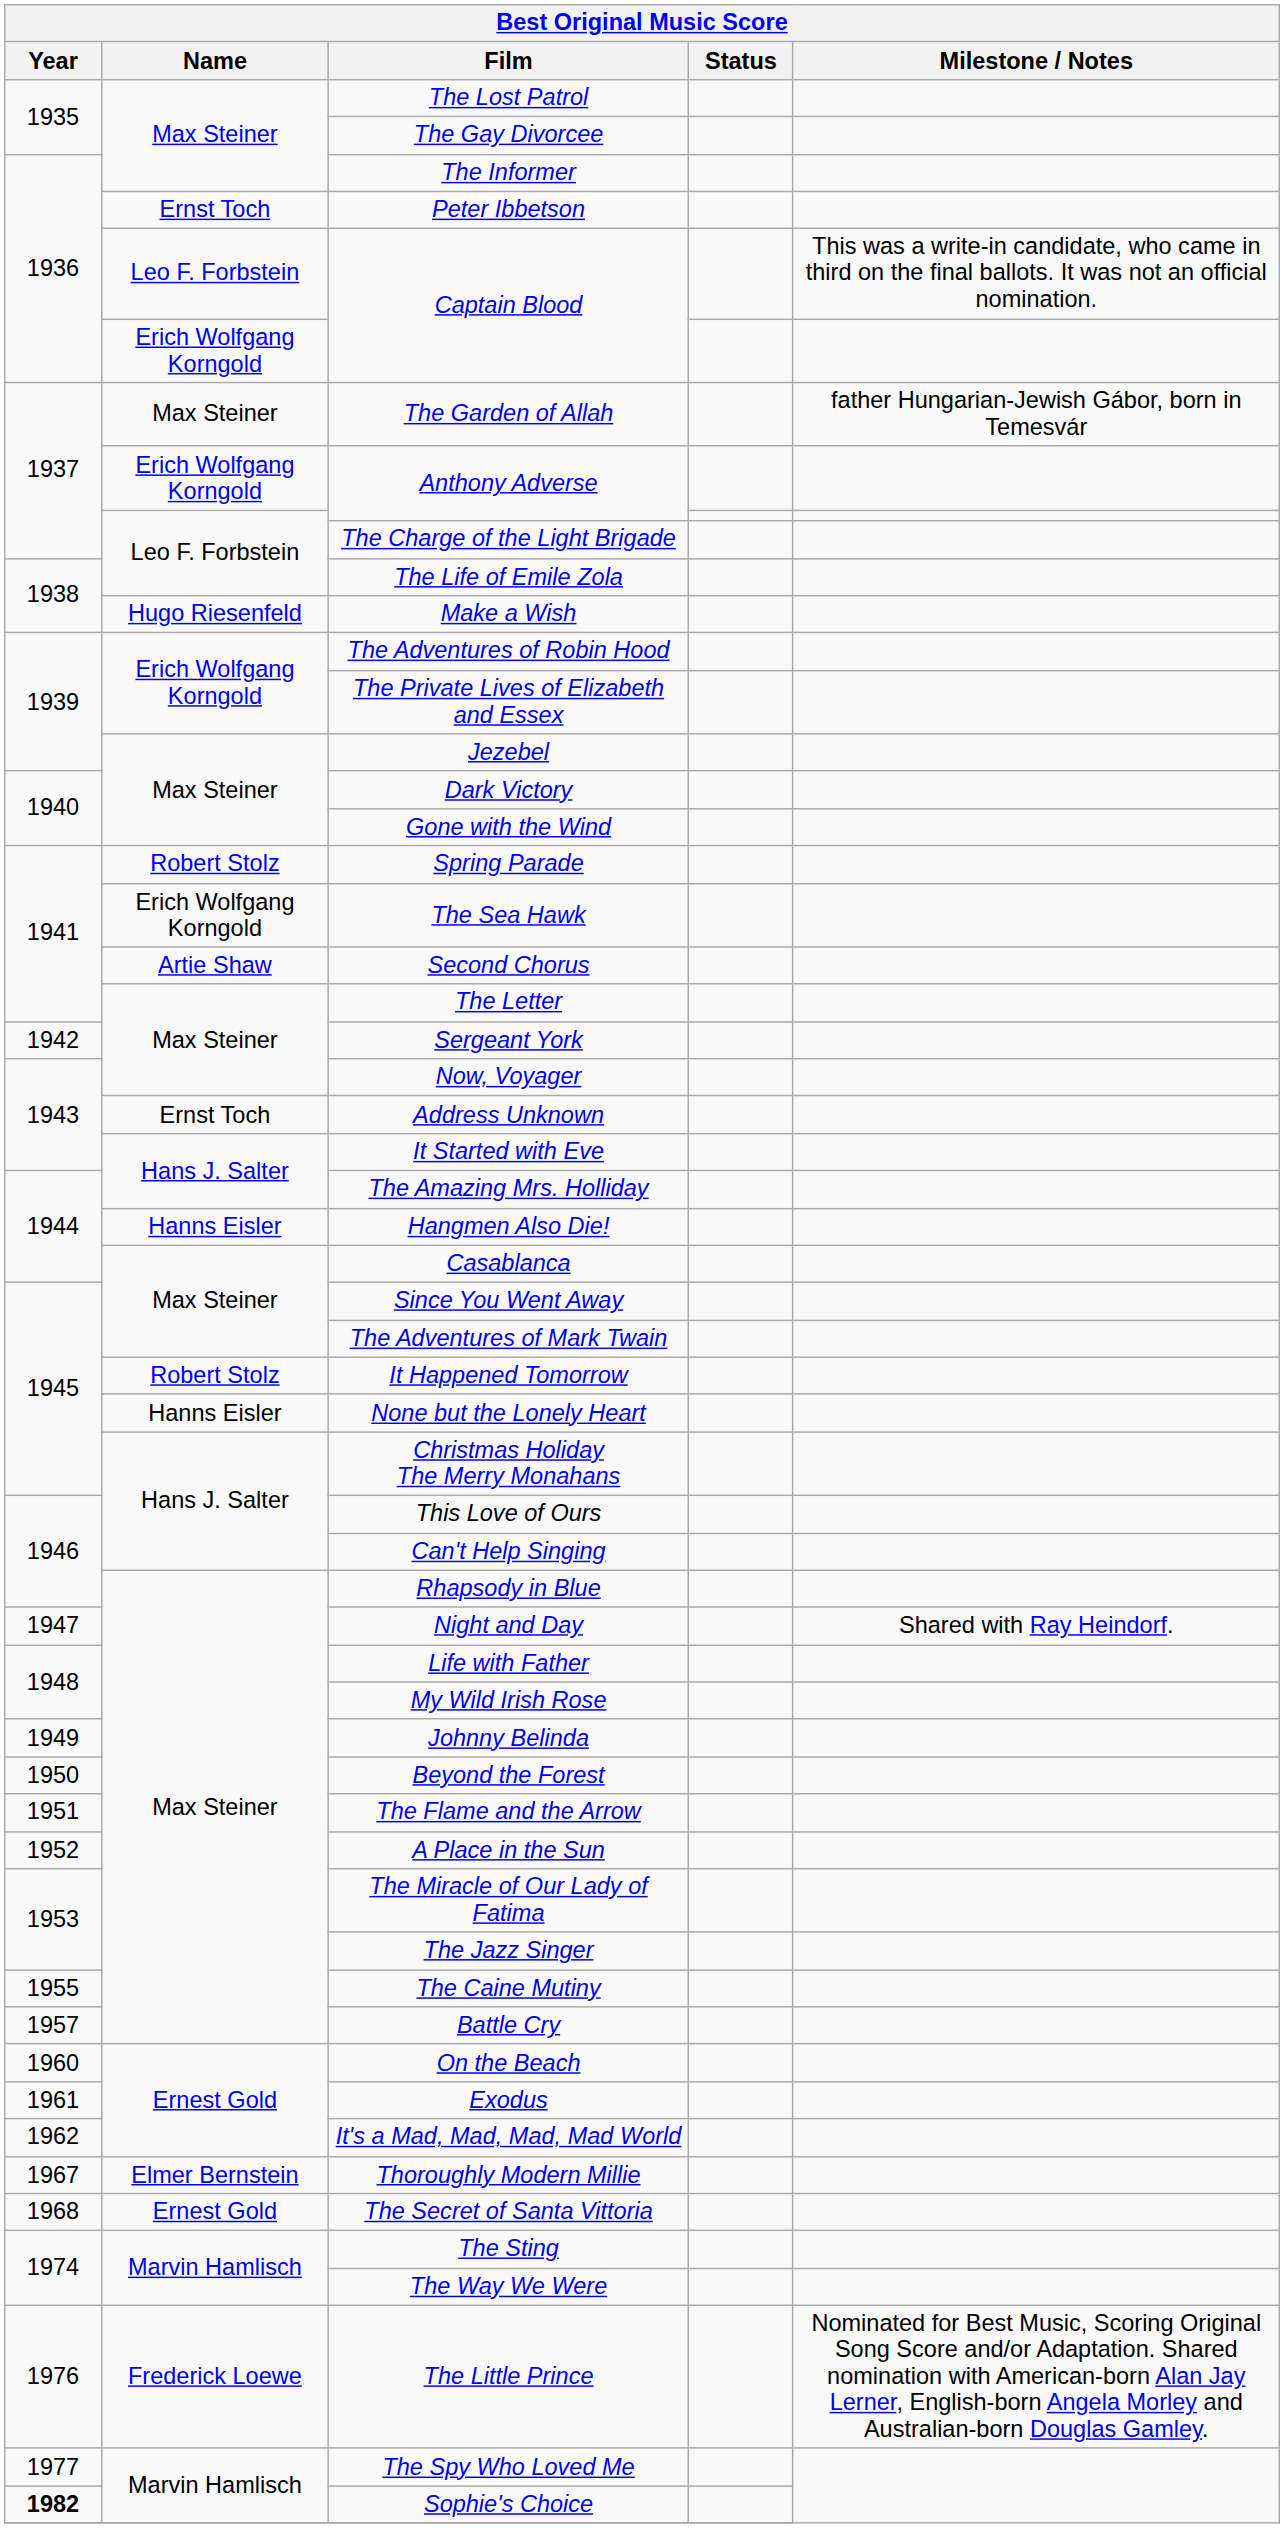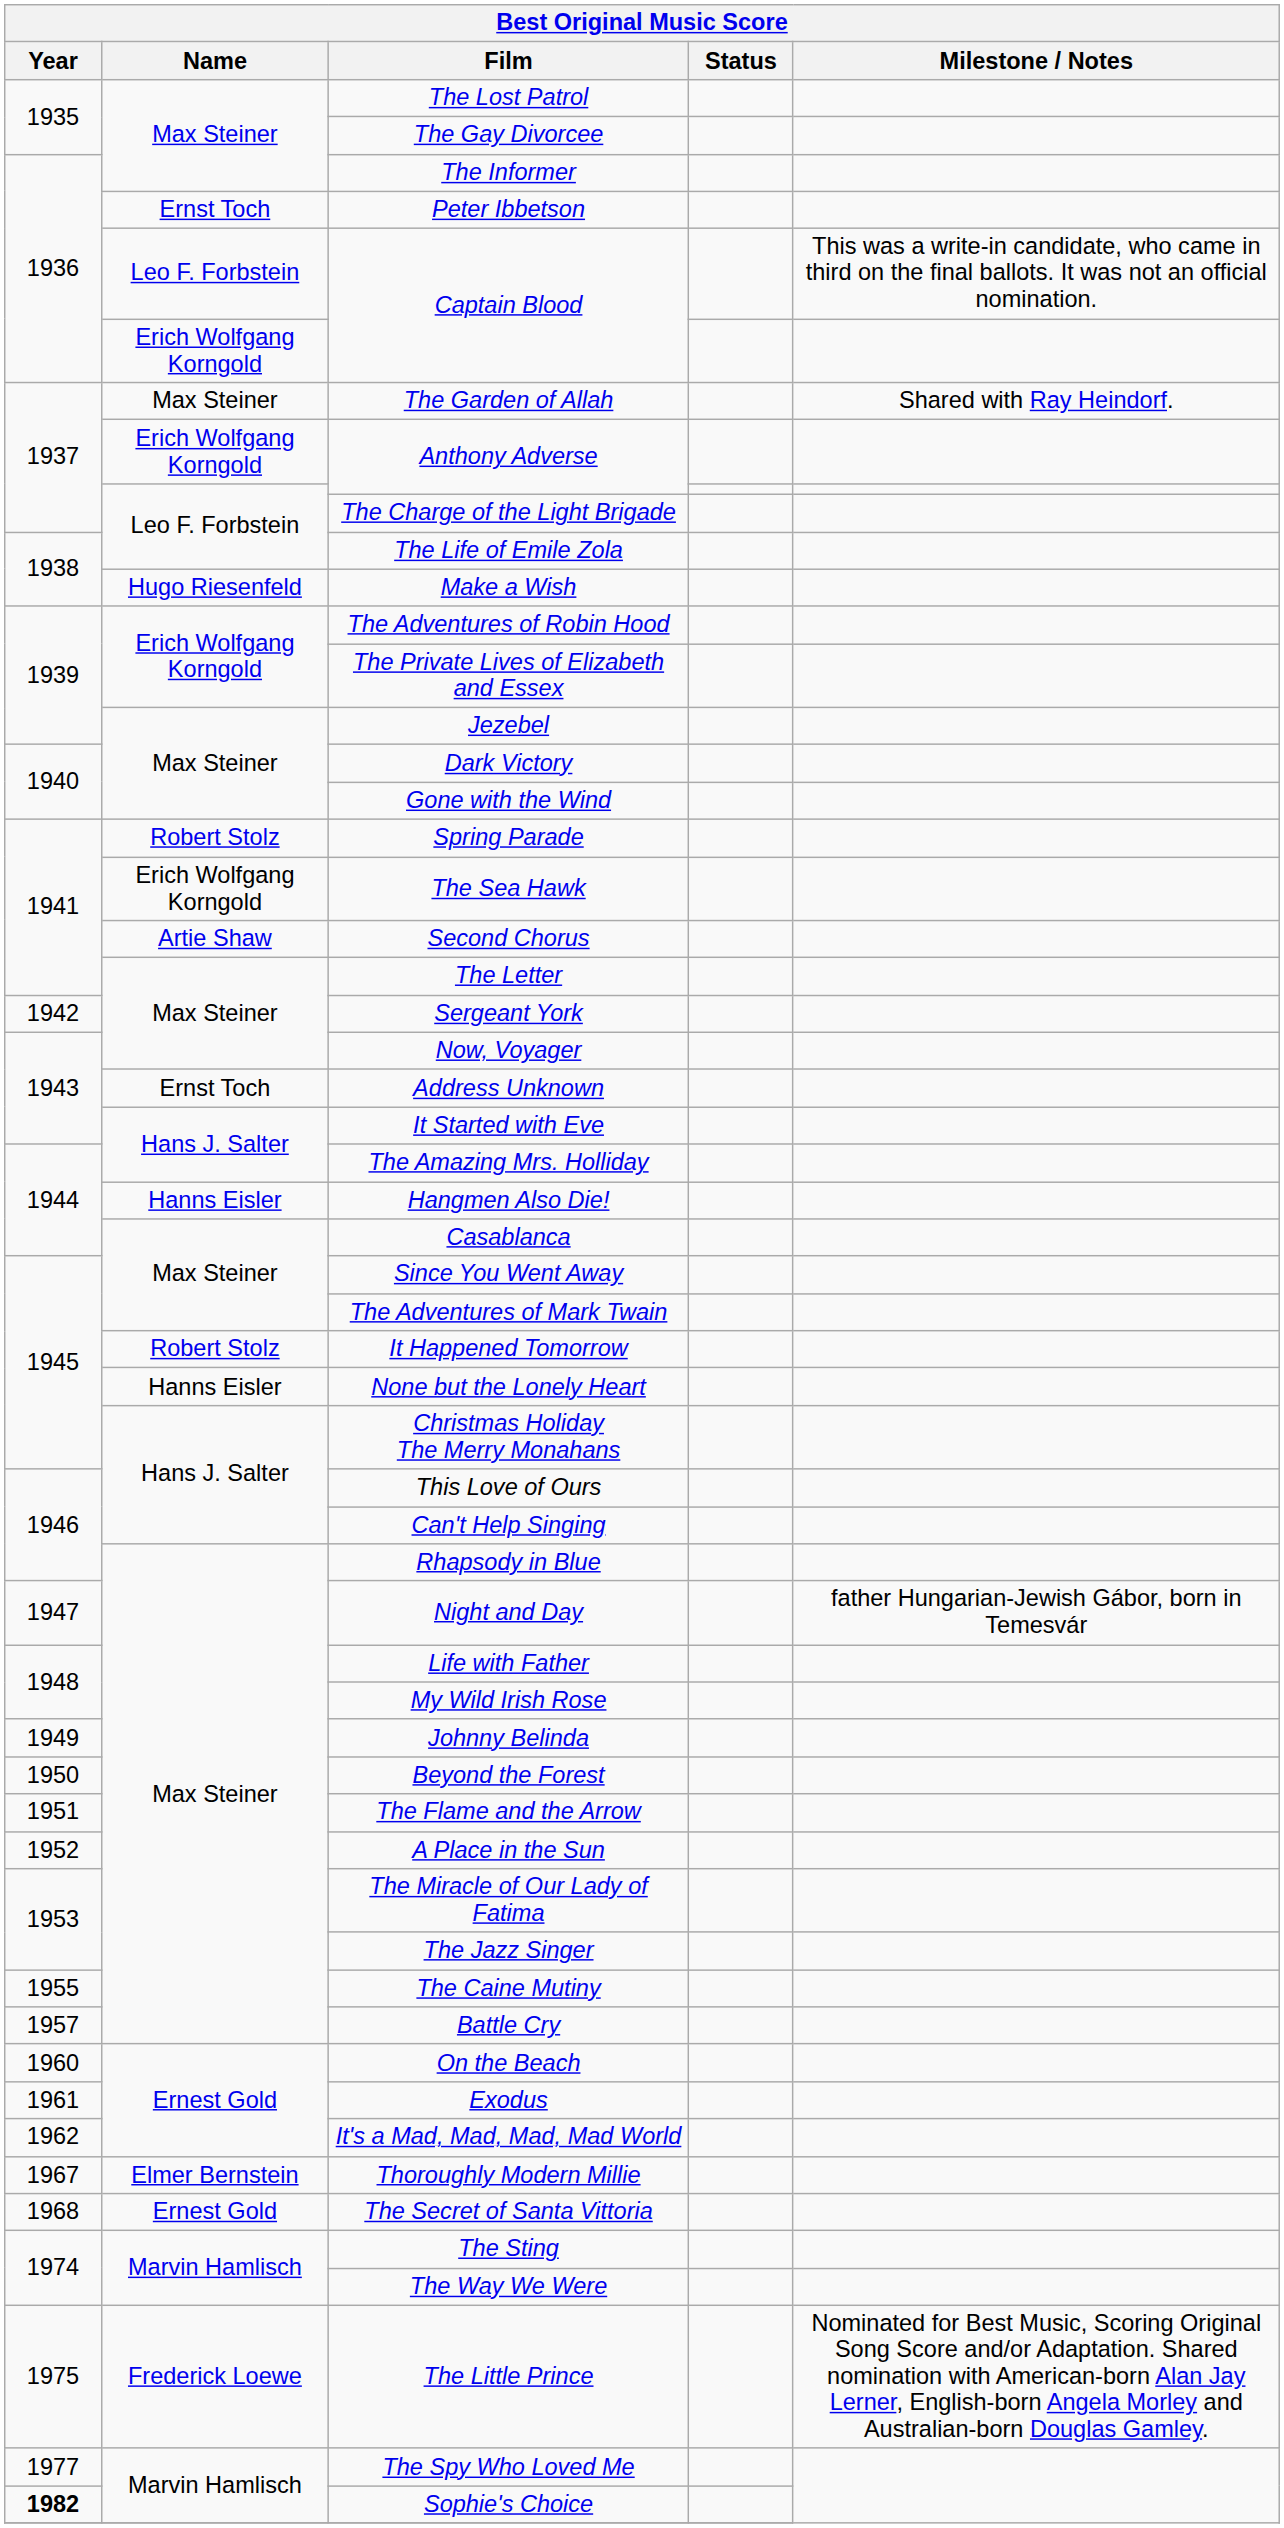(1036, 414) father Hungarian-Jewish Gábor, born in Temesvár -> (1036, 400) Shared with Ray Heindorf.
(1036, 1625) Shared with Ray Heindorf. -> (1036, 1612) father Hungarian-Jewish Gábor, born in Temesvár
(53, 2376) 1976 -> (53, 2376) 1975
